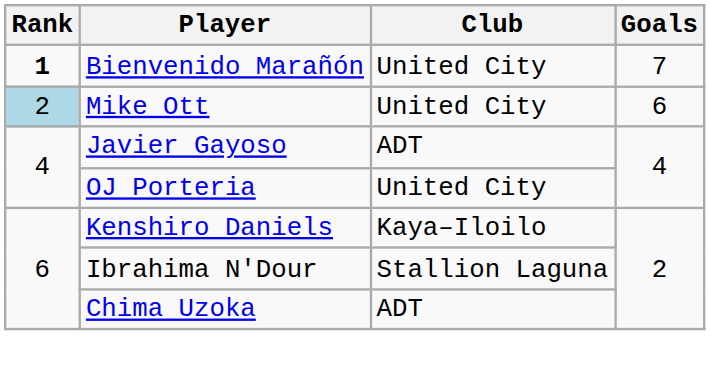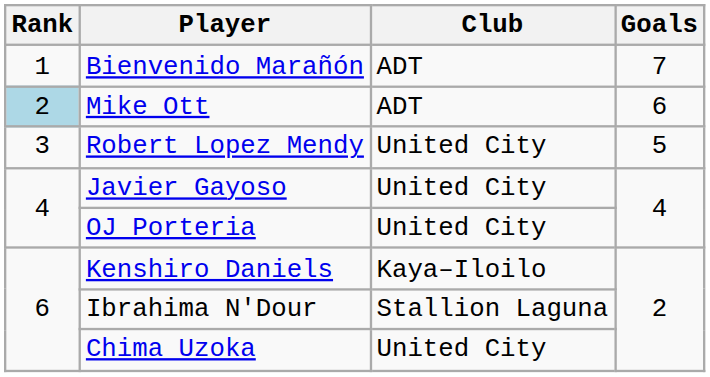(42, 66) bold -> (42, 66) normal
(461, 66) United City -> (400, 66) ADT
(461, 107) United City -> (400, 107) ADT
+ row: (225, 147)
(400, 147) ADT -> (461, 188) United City
(400, 309) ADT -> (461, 350) United City
